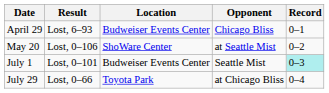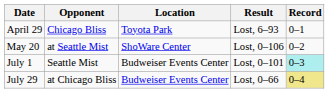columns swapped: (249, 12) <-> (72, 12)
(156, 29) Budweiser Events Center -> (147, 29) Toyota Park
(128, 79) Toyota Park -> (175, 79) Budweiser Events Center
(297, 79) no background -> (297, 79) khaki background
